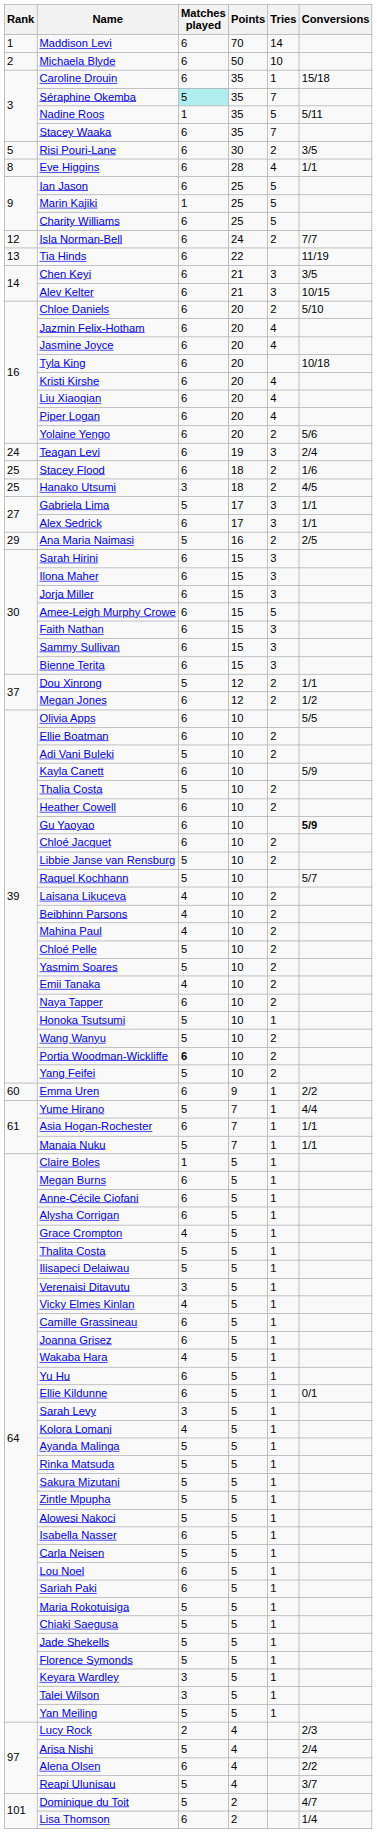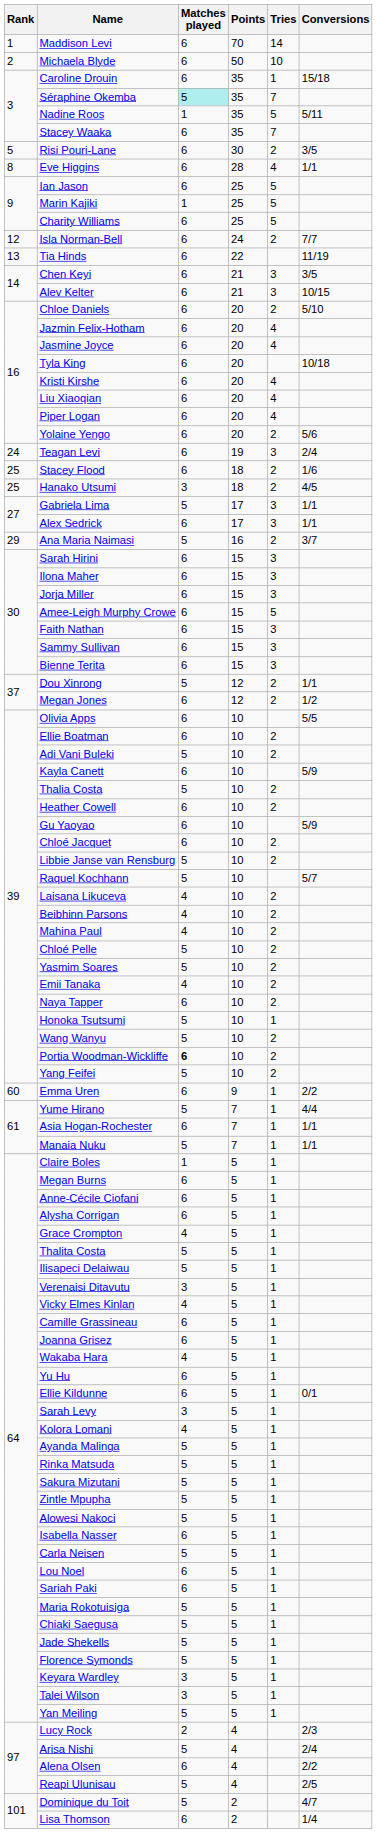(309, 541) 2/5 -> (309, 541) 3/7
(309, 825) bold -> (309, 825) normal
(309, 1784) 3/7 -> (309, 1784) 2/5
